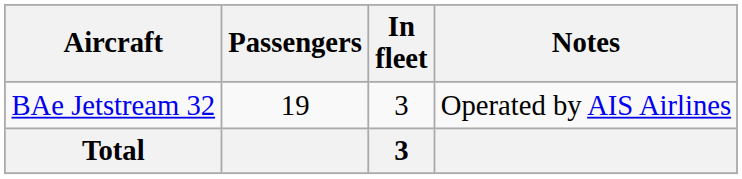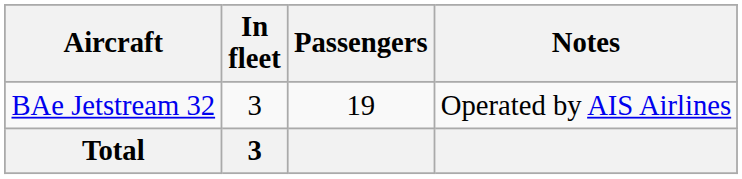columns swapped: (401, 43) <-> (295, 43)
